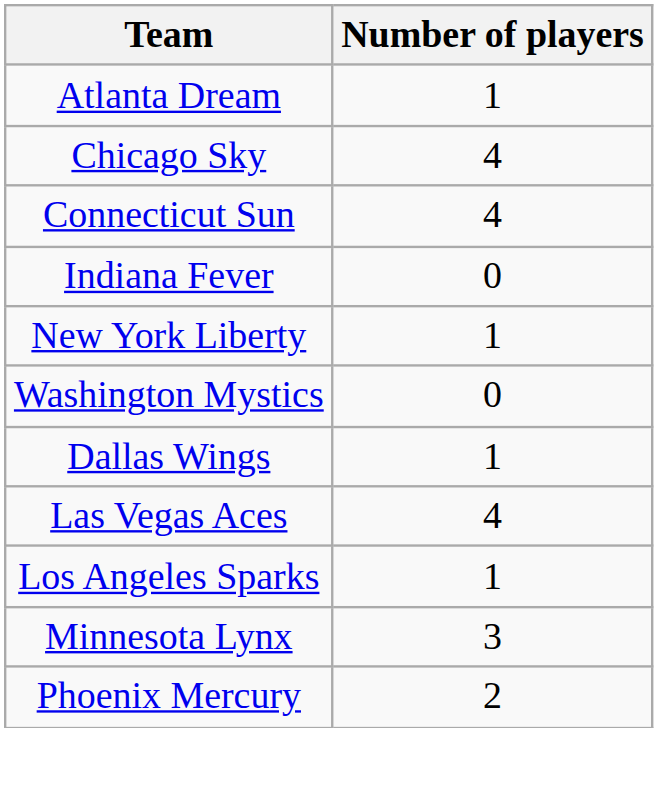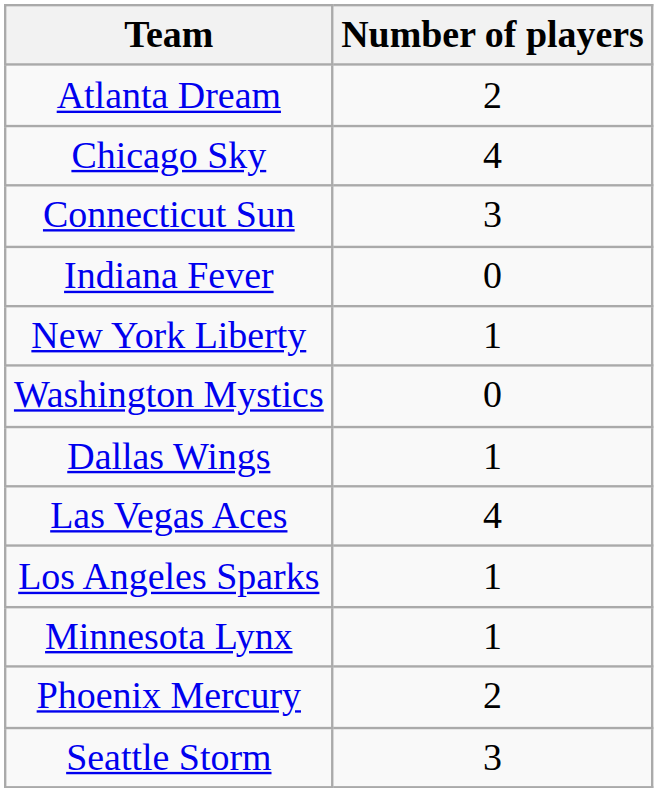(493, 94) 1 -> (493, 94) 2
(493, 214) 4 -> (493, 214) 3
(493, 635) 3 -> (493, 635) 1
+ row: (169, 756)
